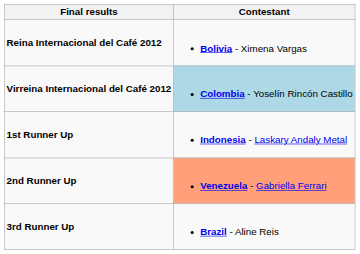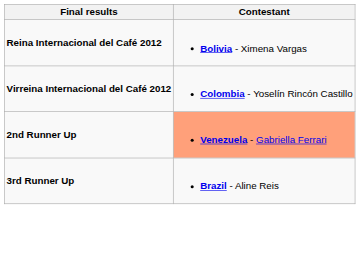(264, 94) lightblue background -> (264, 94) no background
- row: (40, 134)
